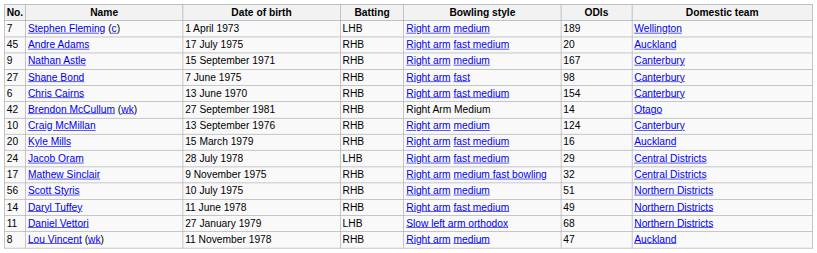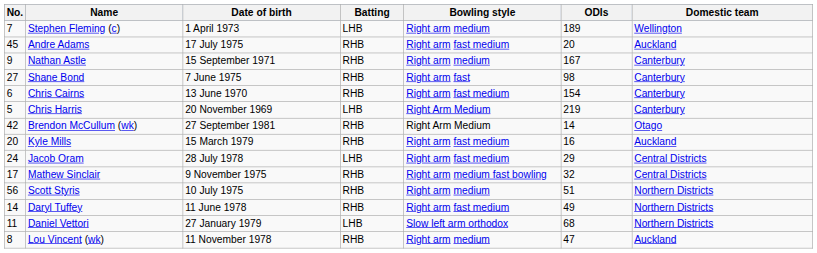+ row: (55, 110)
- row: (62, 126)
